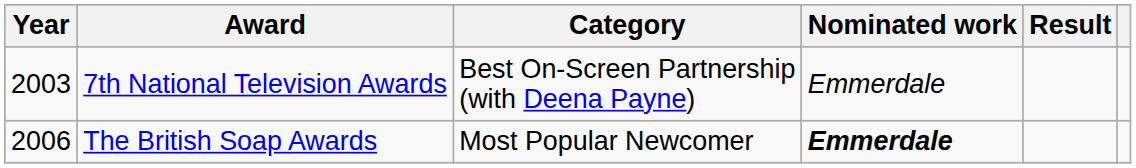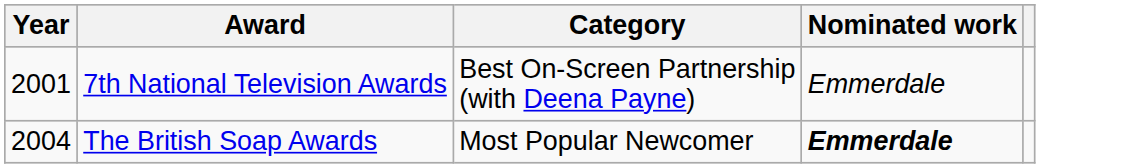- column: (1070, 25)
(41, 83) 2003 -> (41, 83) 2001
(41, 141) 2006 -> (41, 141) 2004
